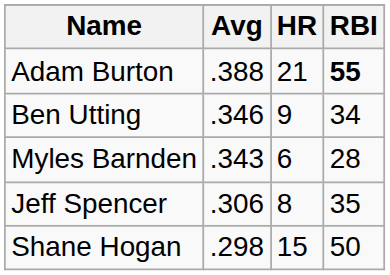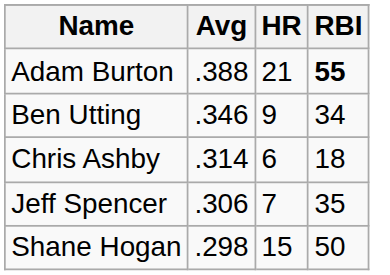- row: (104, 159)
+ row: (86, 159)
(285, 203) 8 -> (269, 203) 7
